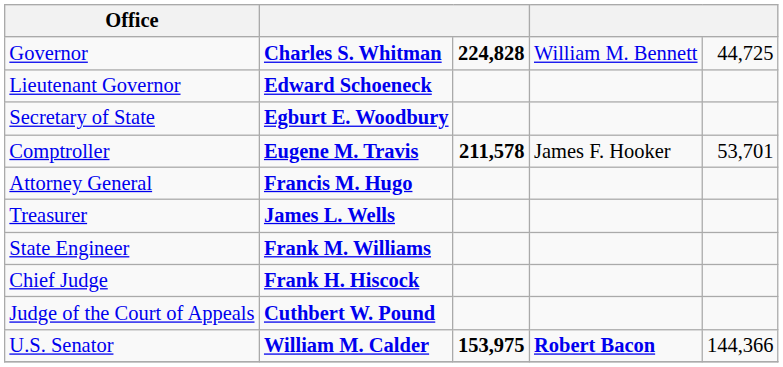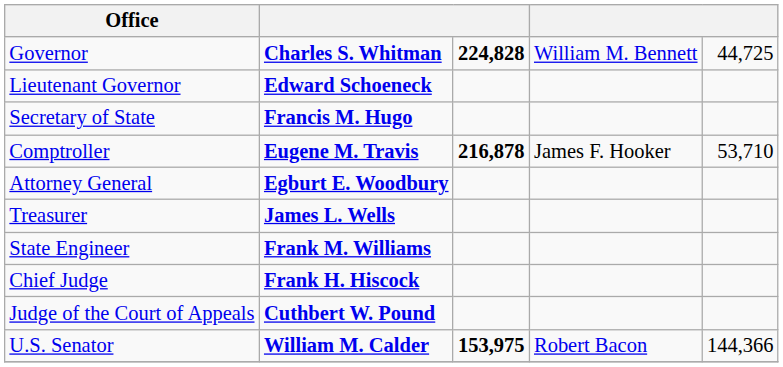(356, 118) Egburt E. Woodbury -> (338, 118) Francis M. Hugo
(492, 150) 211,578 -> (491, 150) 216,878
(745, 150) 53,701 -> (745, 150) 53,710
(338, 183) Francis M. Hugo -> (356, 183) Egburt E. Woodbury
(595, 345) bold -> (591, 345) normal
